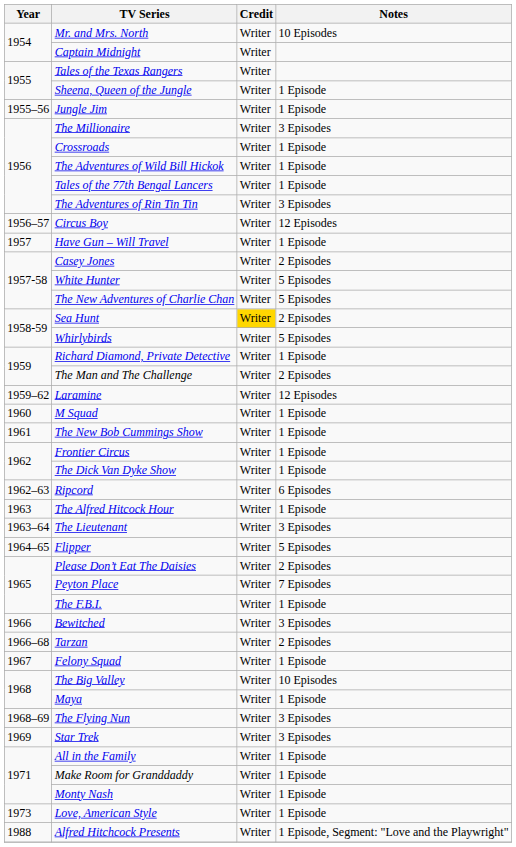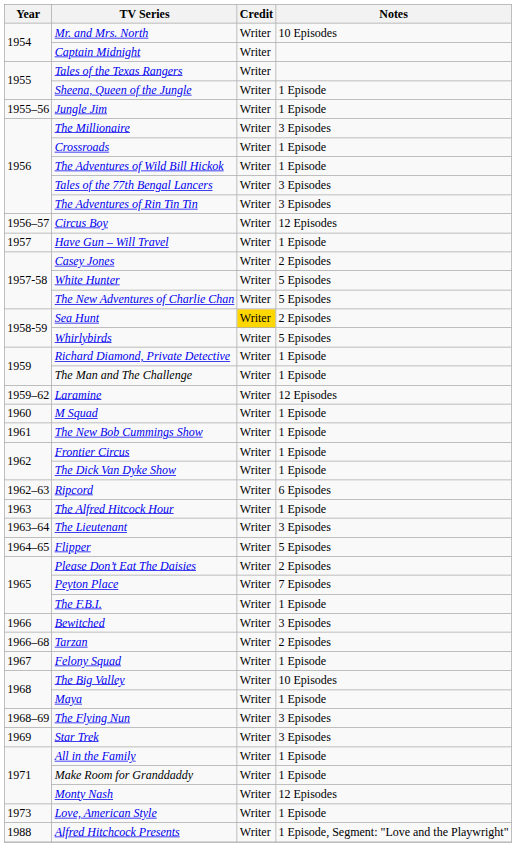(302, 185) 1 Episode -> (305, 185) 3 Episodes
(305, 375) 2 Episodes -> (302, 375) 1 Episode
(302, 794) 1 Episode -> (308, 794) 12 Episodes
